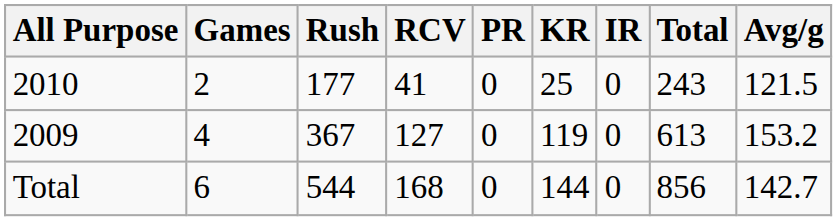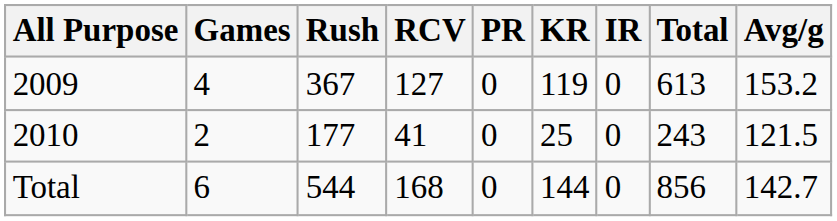rows swapped: (46, 135) <-> (46, 82)
